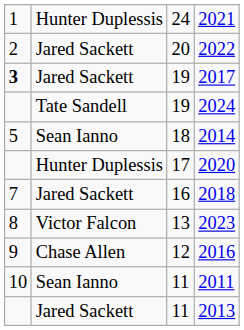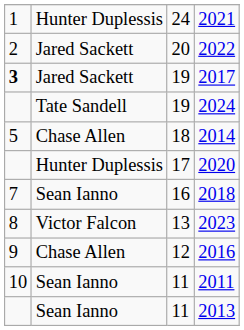(77, 135) Sean Ianno -> (80, 135) Chase Allen
(84, 194) Jared Sackett -> (77, 194) Sean Ianno
(84, 310) Jared Sackett -> (77, 310) Sean Ianno
